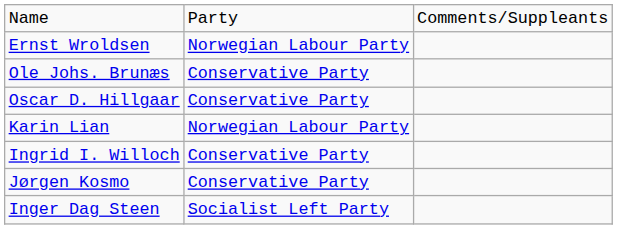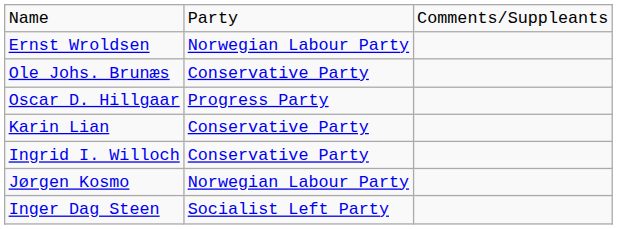(278, 100) Conservative Party -> (258, 100) Progress Party
(298, 128) Norwegian Labour Party -> (278, 128) Conservative Party
(278, 182) Conservative Party -> (298, 182) Norwegian Labour Party
